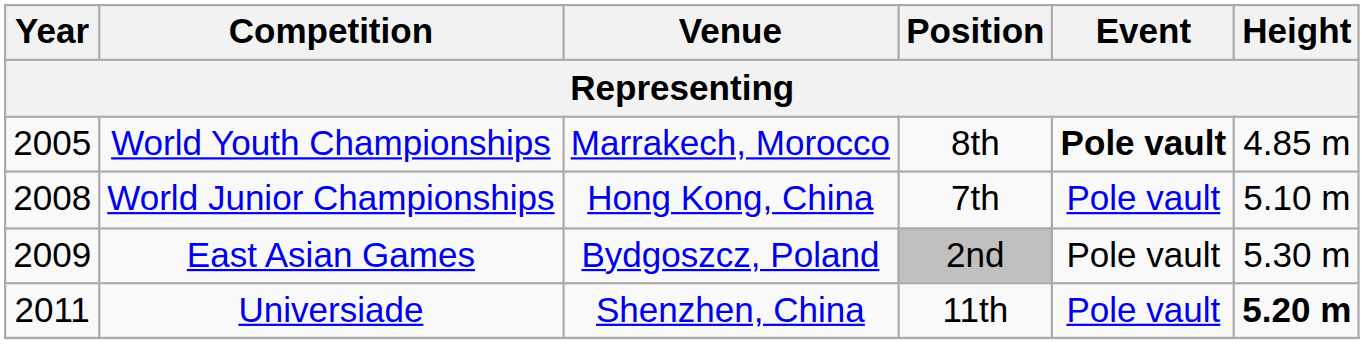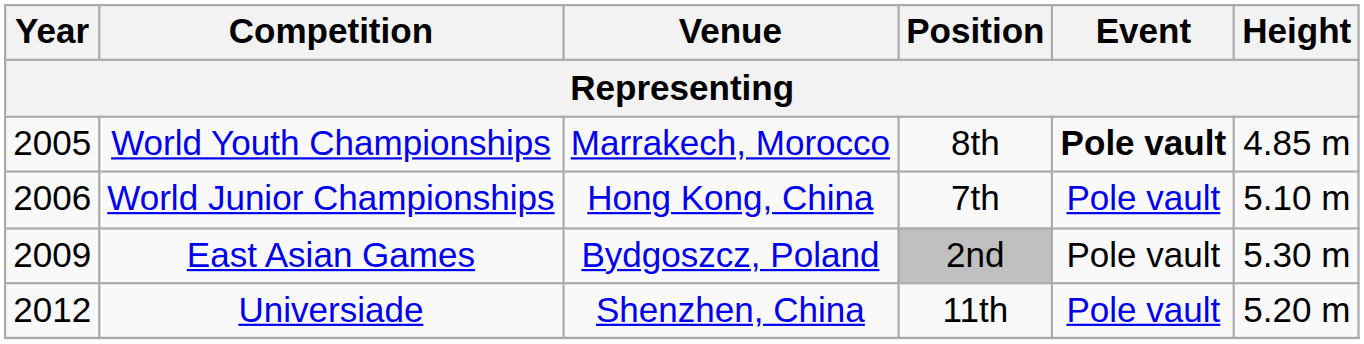(52, 198) 2008 -> (52, 198) 2006
(52, 310) 2011 -> (52, 310) 2012
(1297, 310) bold -> (1297, 310) normal
